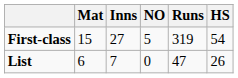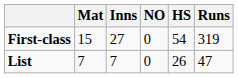columns swapped: (188, 15) <-> (220, 15)
(147, 38) 5 -> (147, 38) 0
(81, 61) 6 -> (81, 61) 7
